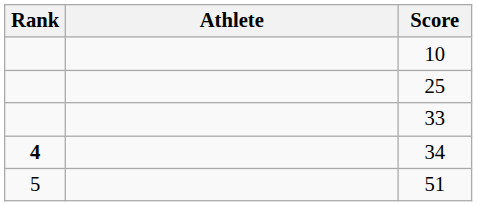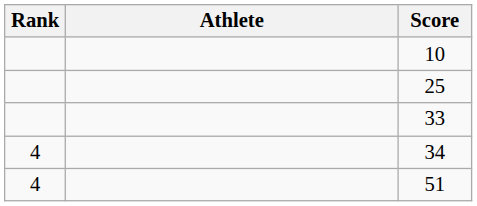(35, 151) bold -> (35, 151) normal
(35, 184) 5 -> (35, 184) 4
